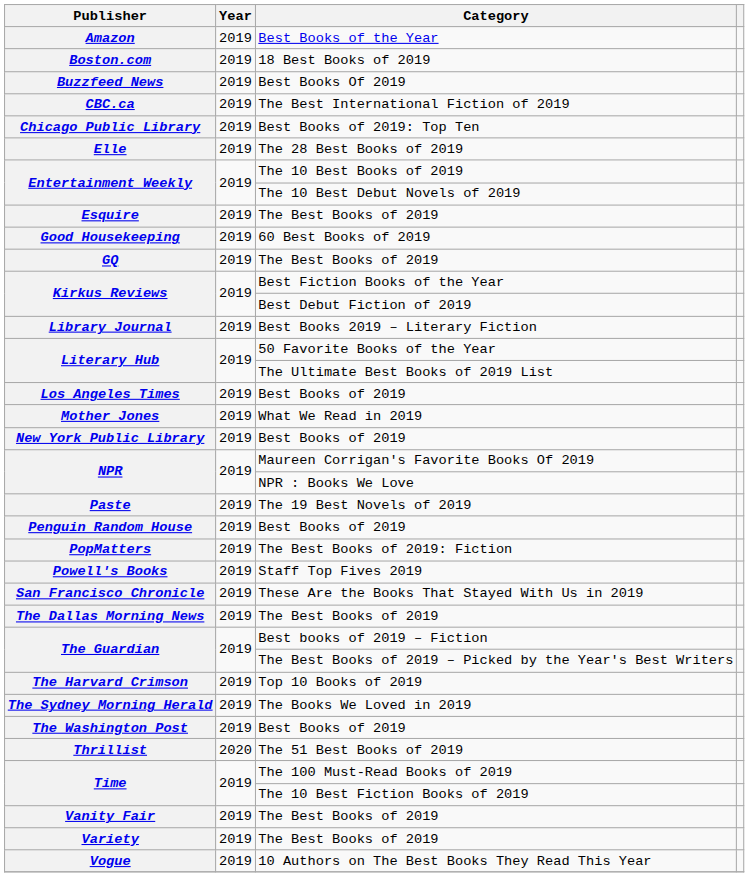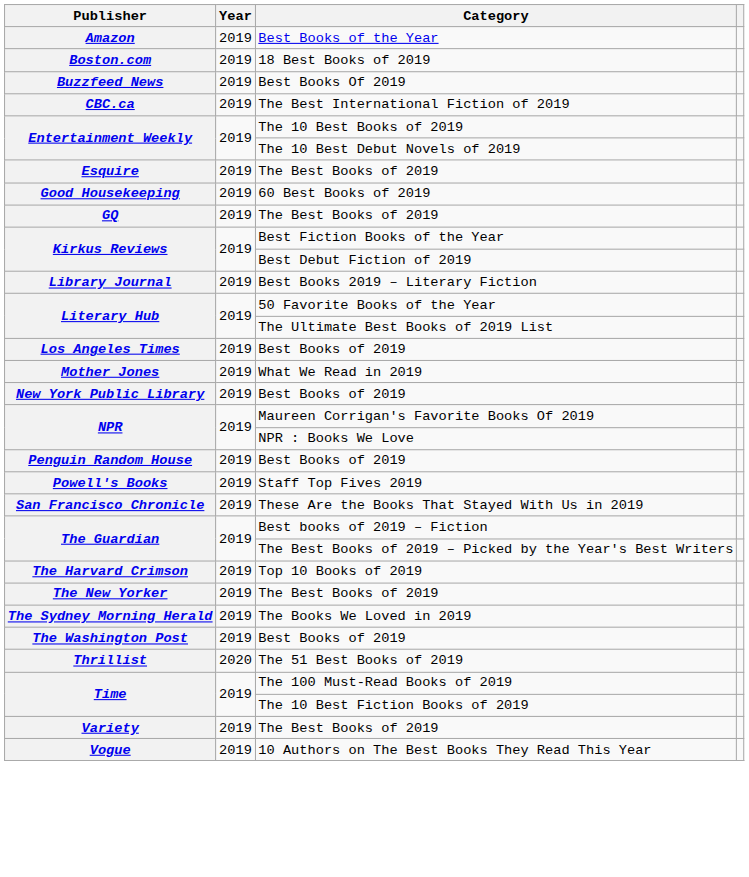- row: (110, 127)
- row: (110, 149)
- row: (110, 505)
- row: (110, 550)
- row: (110, 616)
+ row: (110, 594)
- row: (110, 817)
